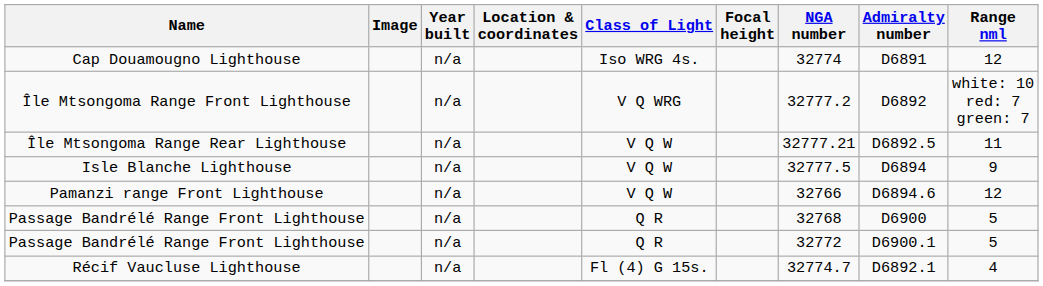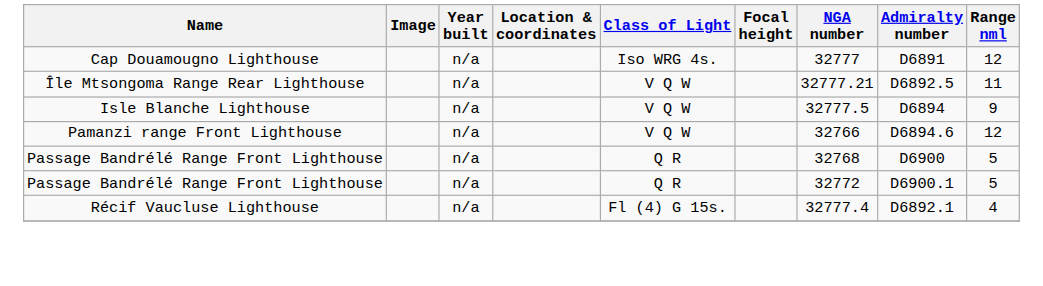(819, 59) 32774 -> (837, 59) 32777
- row: (187, 102)
(819, 268) 32774.7 -> (837, 208) 32777.4
